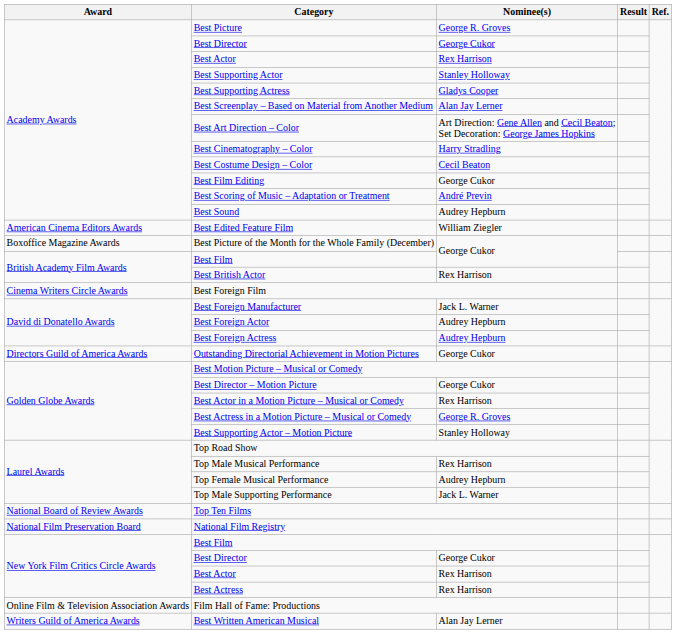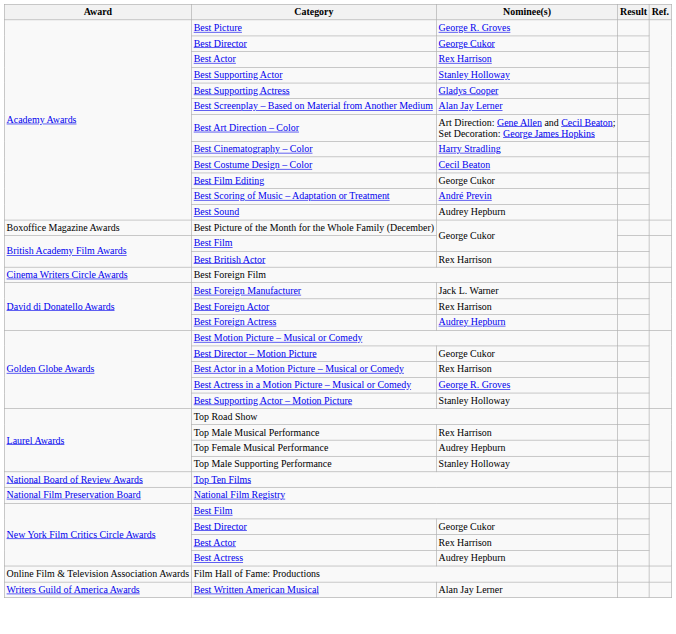- row: (74, 228)
(472, 322) Audrey Hepburn -> (465, 306) Rex Harrison
- row: (77, 353)
(469, 495) Jack L. Warner -> (474, 464) Stanley Holloway
(465, 589) Rex Harrison -> (472, 558) Audrey Hepburn
